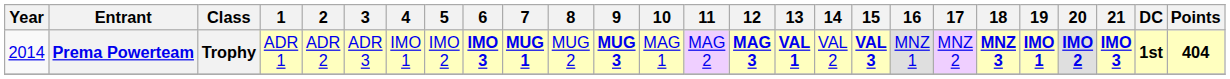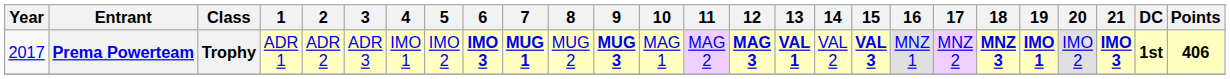(27, 52) 2014 -> (27, 52) 2017
(1078, 52) bold -> (1078, 52) normal
(1196, 52) 404 -> (1196, 52) 406
